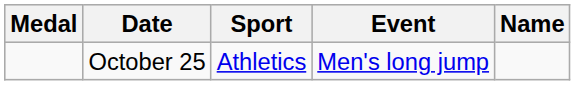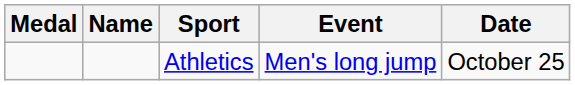columns swapped: (532, 24) <-> (147, 24)
